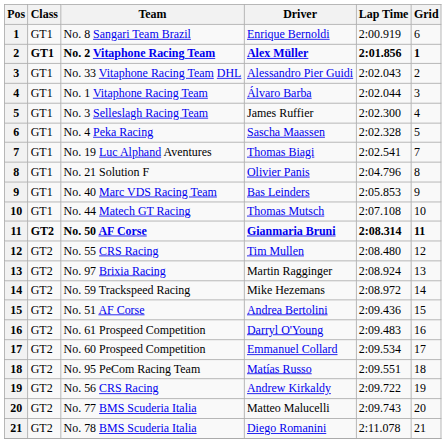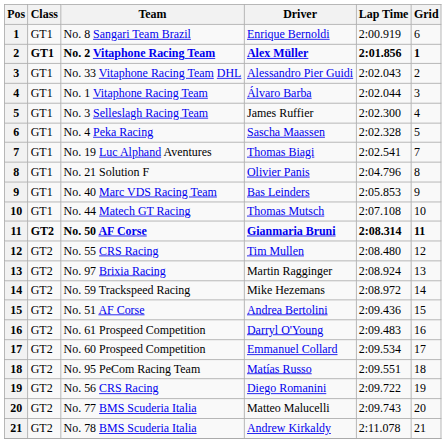(289, 389) Andrew Kirkaldy -> (287, 389) Diego Romanini
(287, 428) Diego Romanini -> (289, 428) Andrew Kirkaldy
